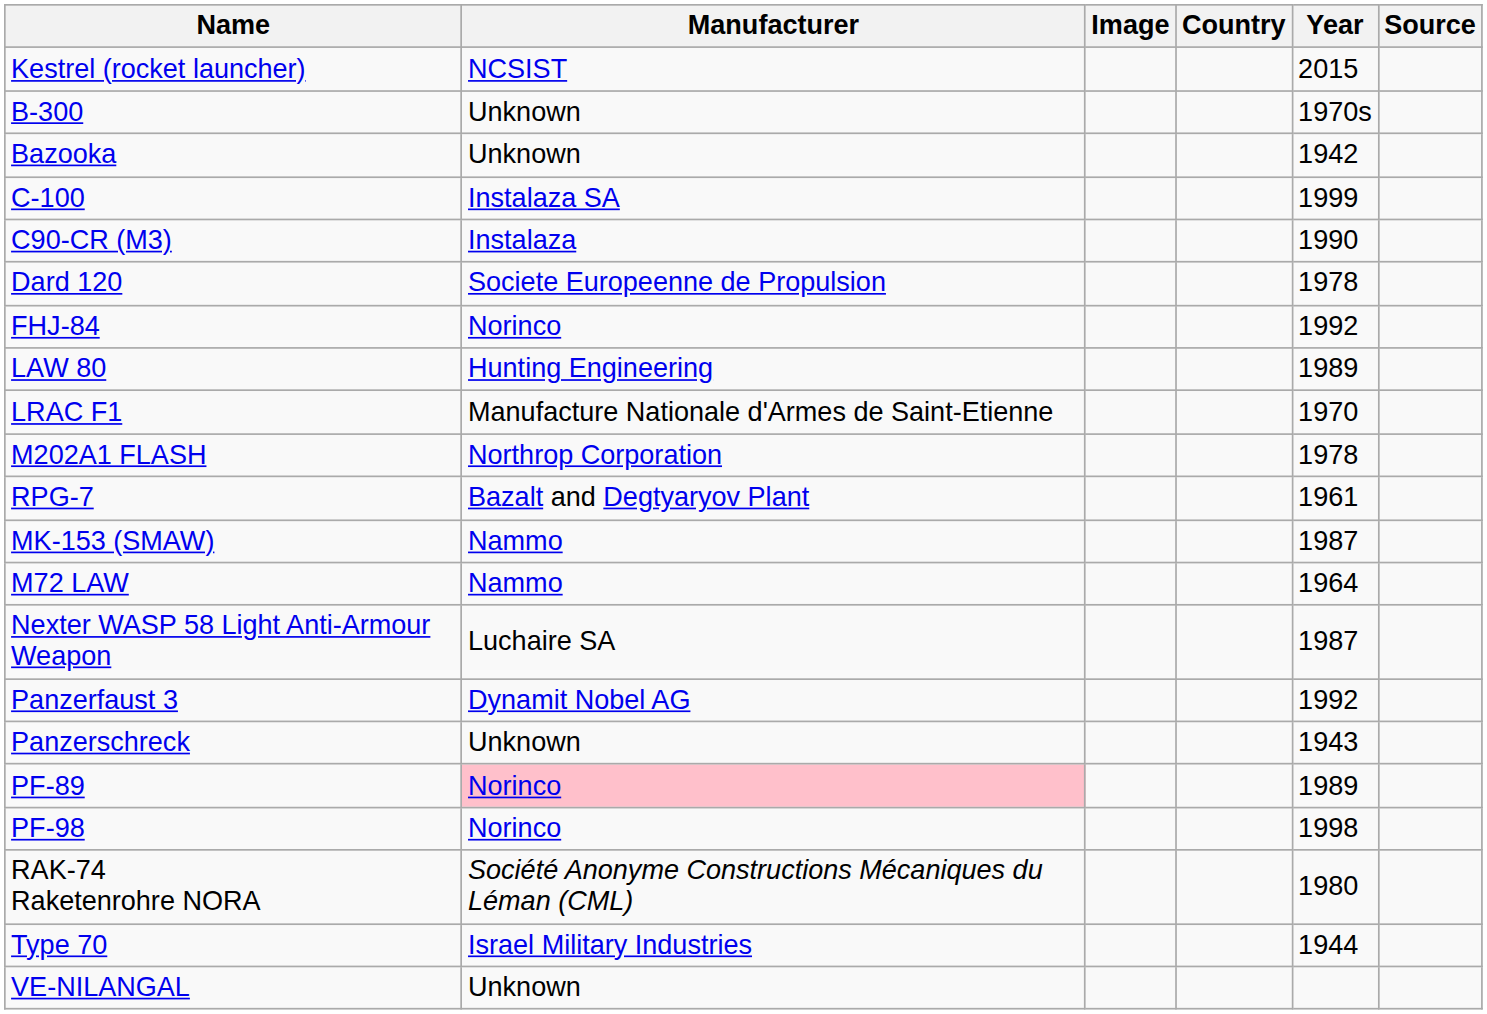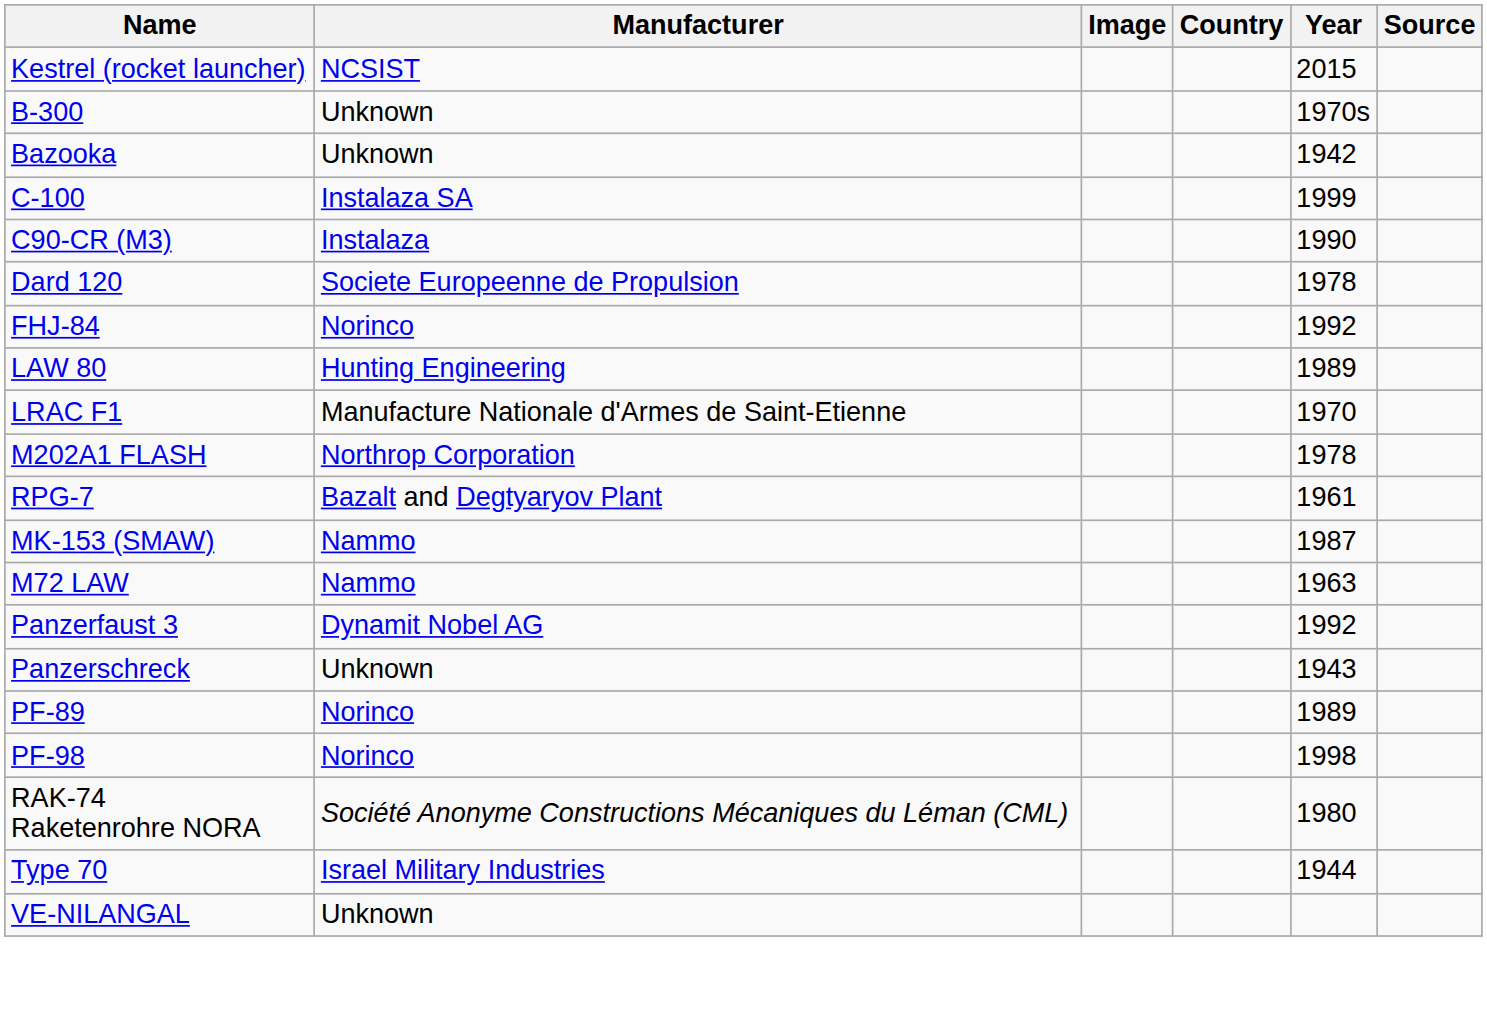(1328, 583) 1964 -> (1326, 583) 1963
- row: (221, 641)
(515, 785) pink background -> (367, 712) no background
